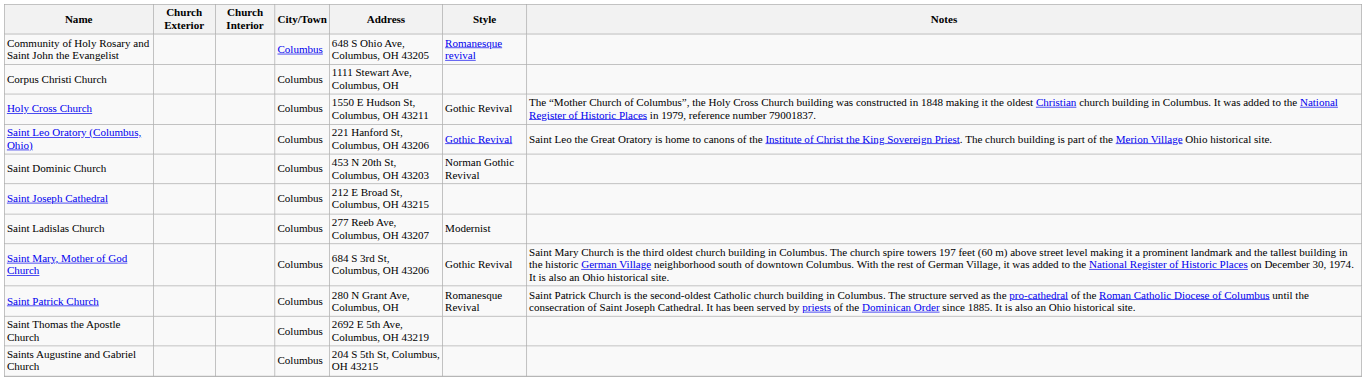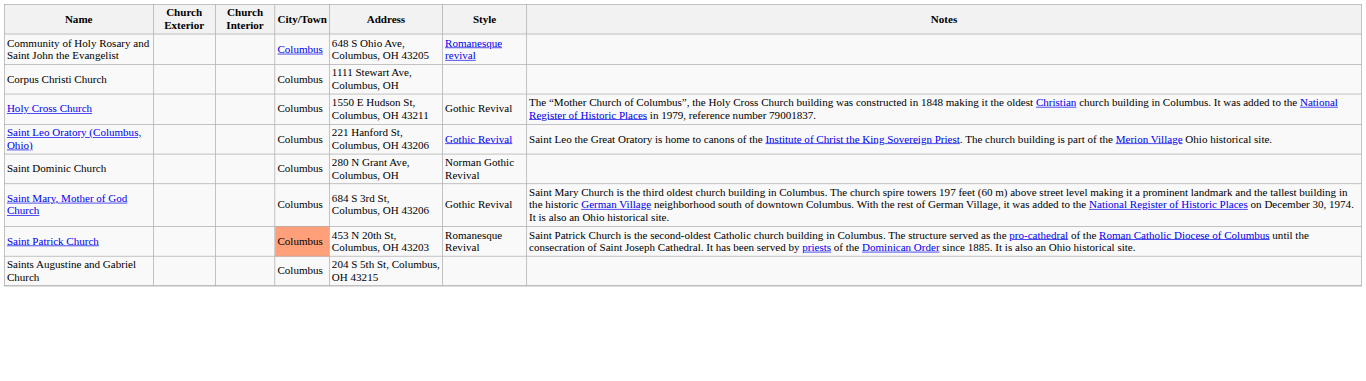(380, 169) 453 N 20th St, Columbus, OH 43203 -> (371, 169) 280 N Grant Ave, Columbus, OH
- row: (57, 199)
- row: (56, 228)
(300, 301) no background -> (300, 241) lightsalmon background
(371, 301) 280 N Grant Ave, Columbus, OH -> (380, 241) 453 N 20th St, Columbus, OH 43203
- row: (64, 331)
